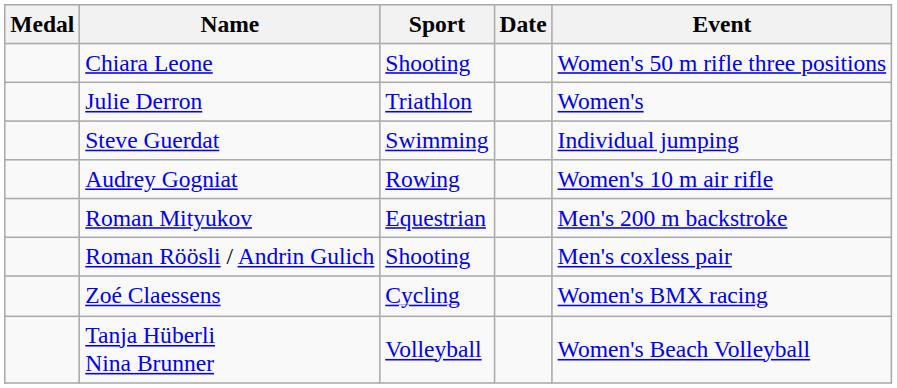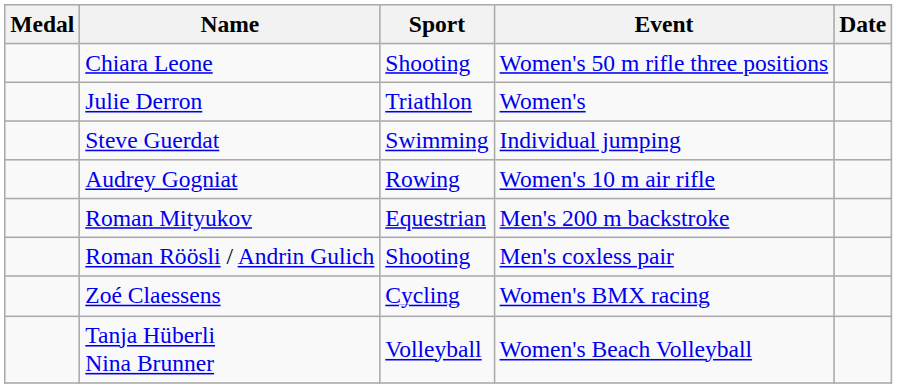columns swapped: (722, 24) <-> (523, 24)
